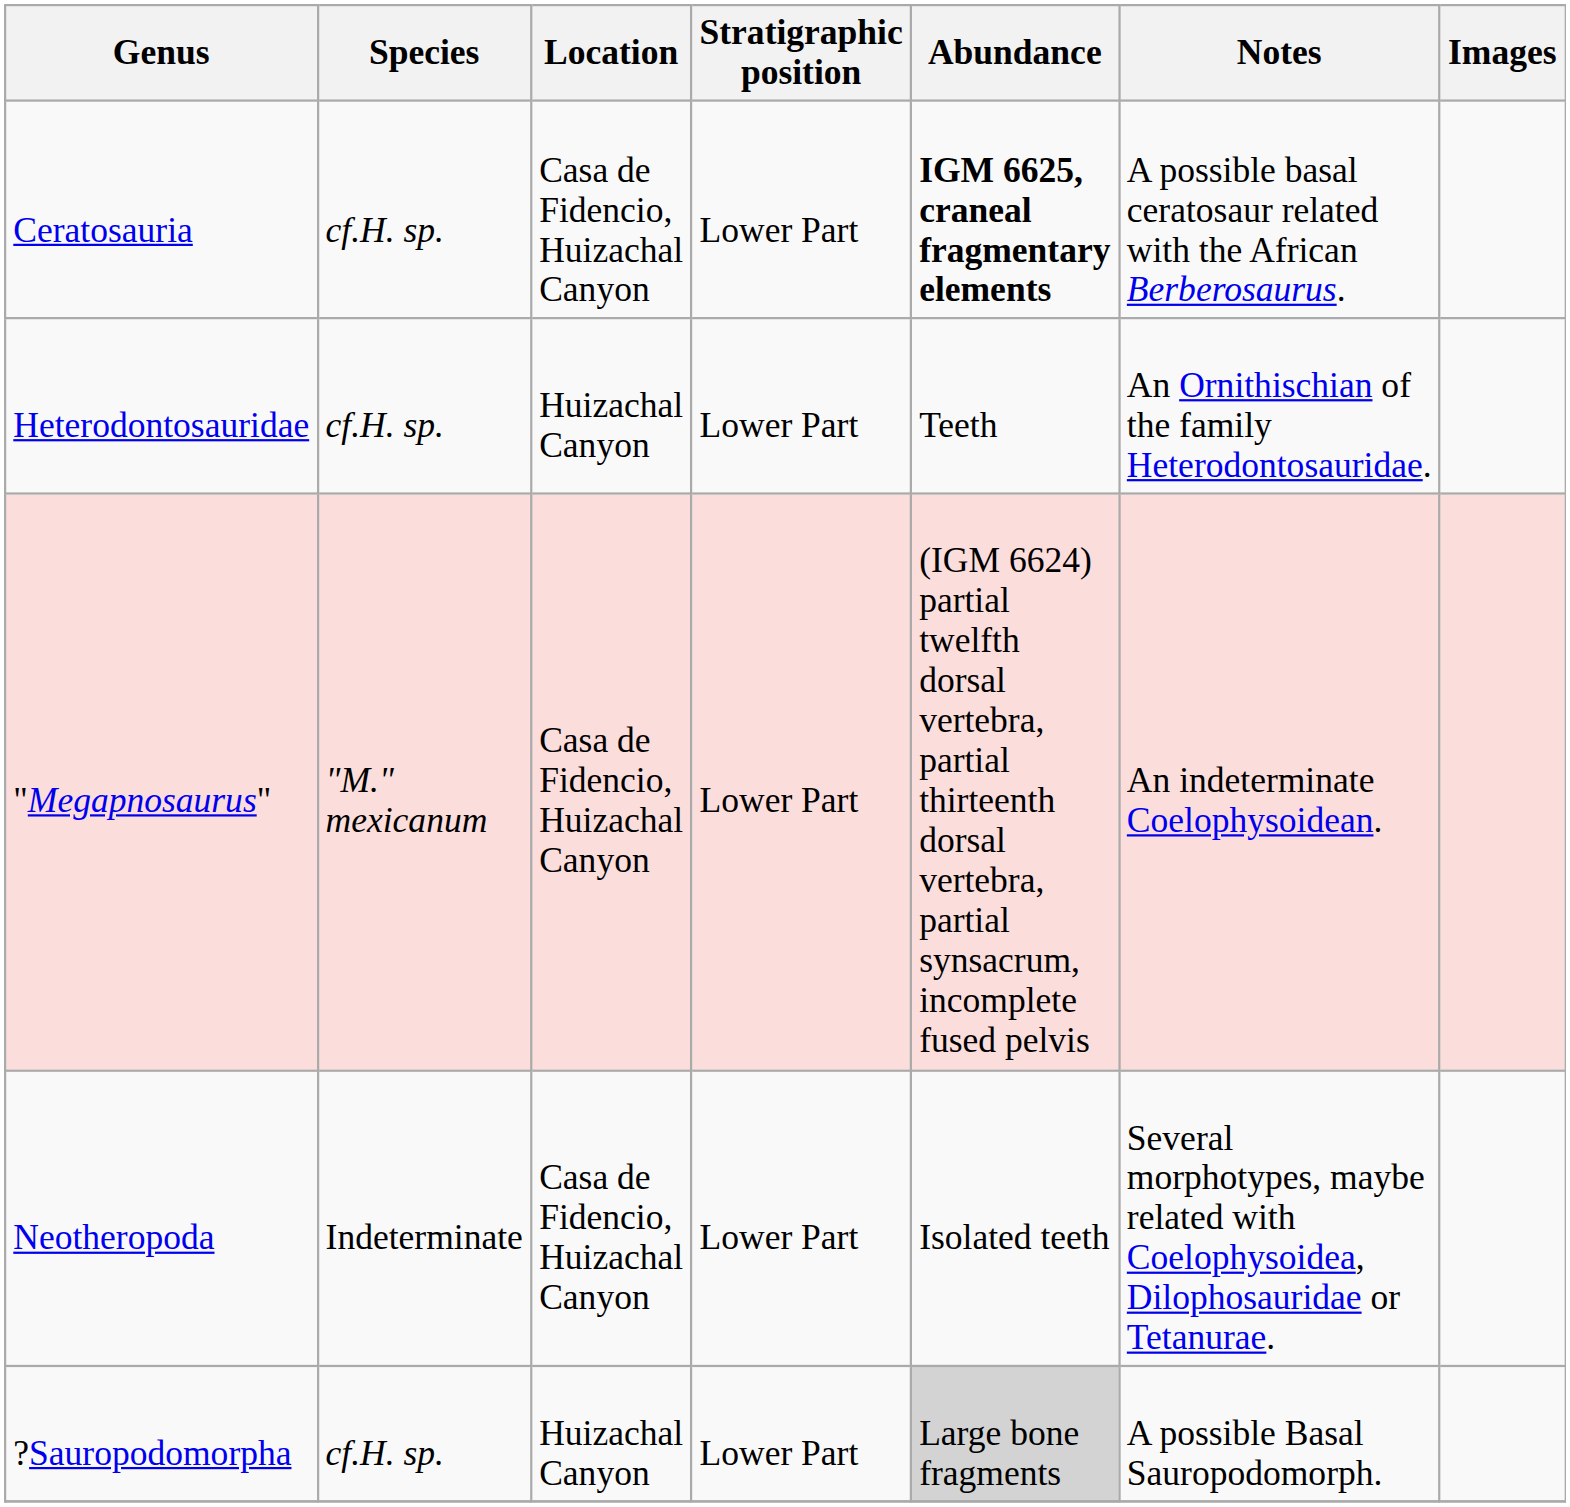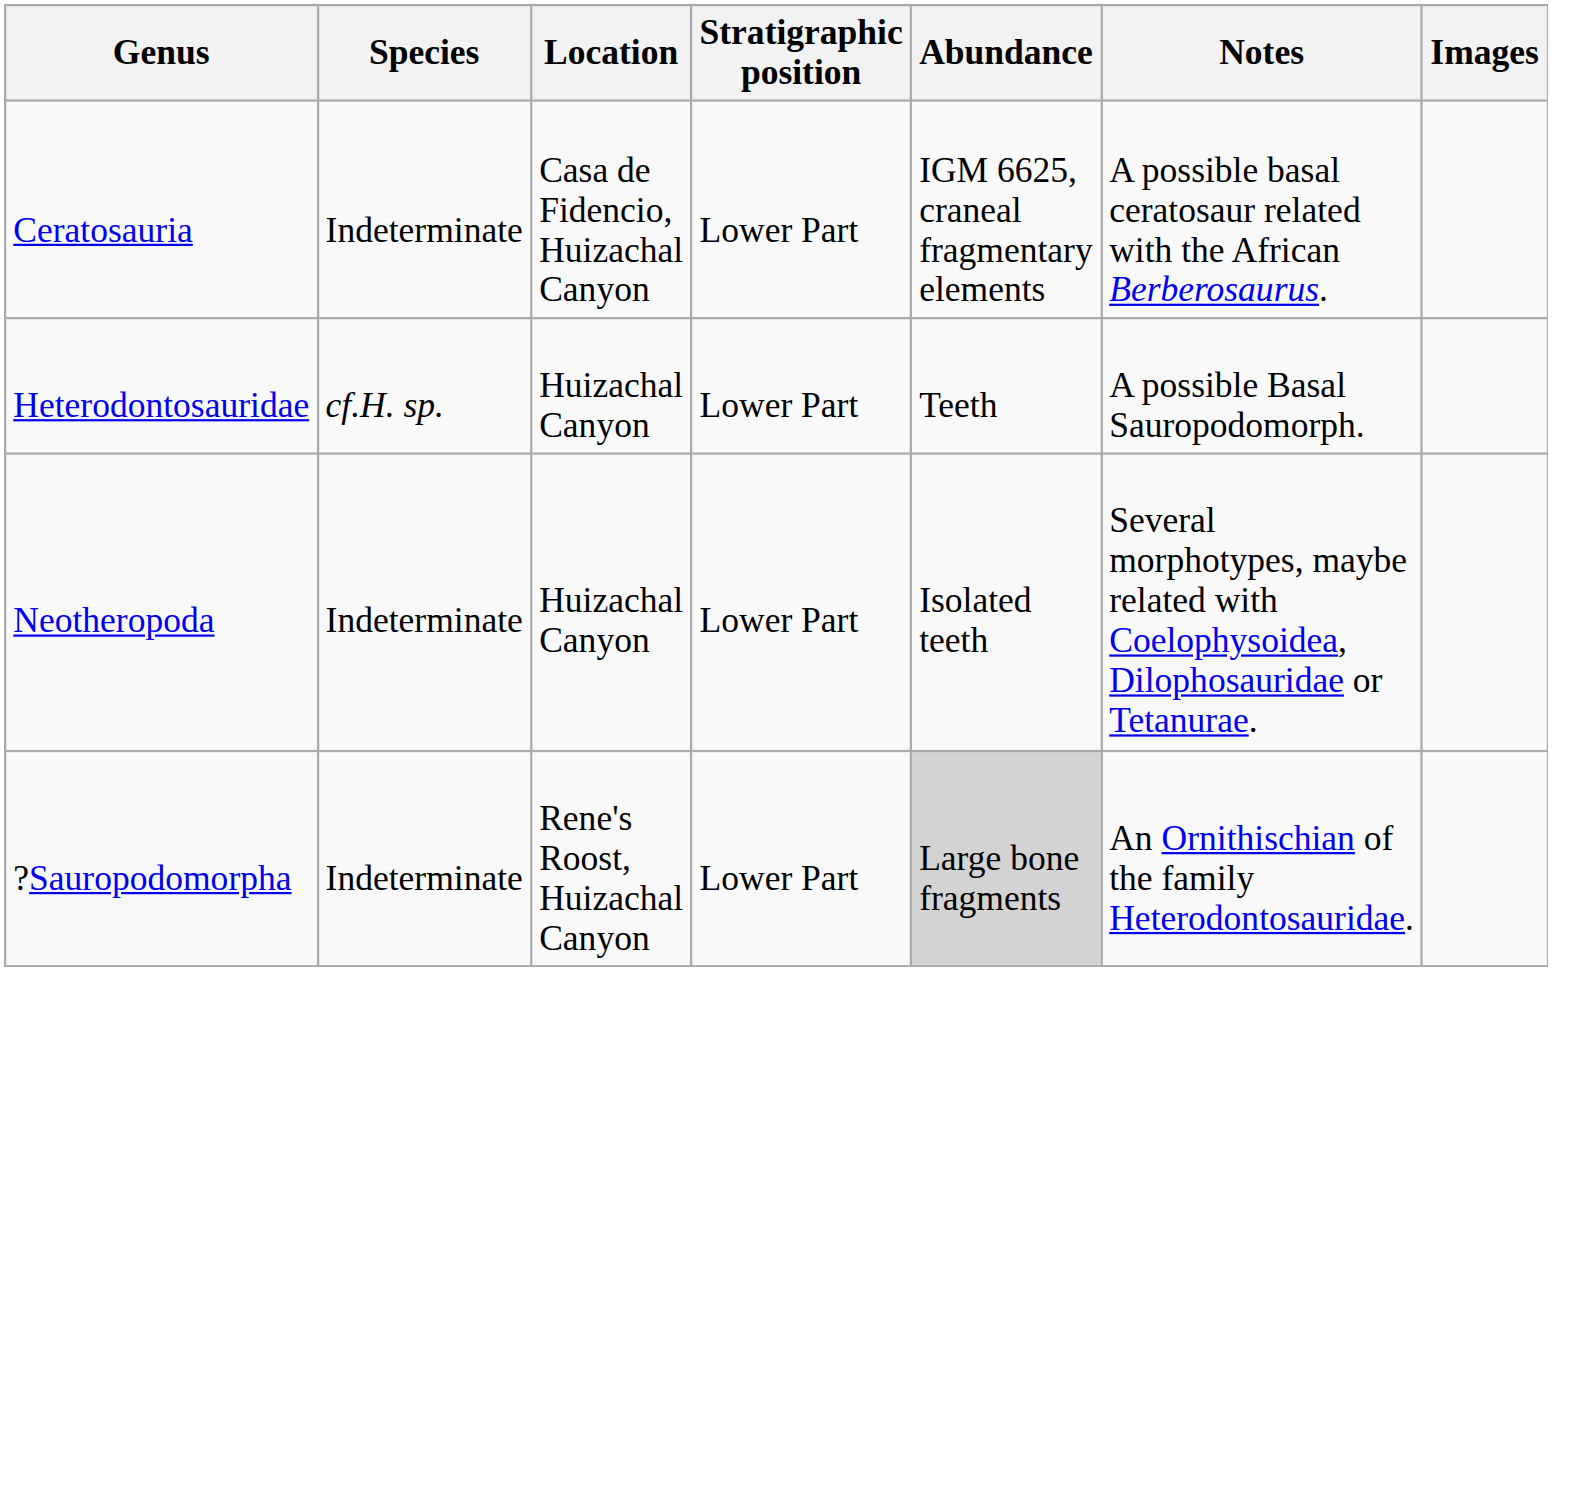(385, 228) cf.H. sp. -> (424, 228) Indeterminate
(1015, 228) bold -> (1006, 228) normal
(1279, 425) An Ornithischian of the family Heterodontosauridae. -> (1237, 405) A possible Basal Sauropodomorph.
- row: (142, 801)
(611, 1237) Casa de Fidencio, Huizachal Canyon -> (611, 621) Huizachal Canyon
(385, 1453) cf.H. sp. -> (424, 877) Indeterminate
(611, 1453) Huizachal Canyon -> (611, 877) Rene's Roost, Huizachal Canyon
(1255, 1453) A possible Basal Sauropodomorph. -> (1262, 877) An Ornithischian of the family Heterodontosauridae.
